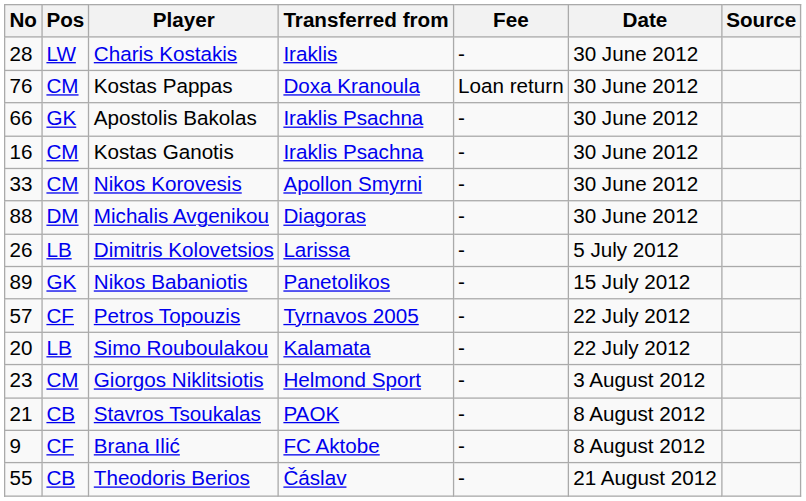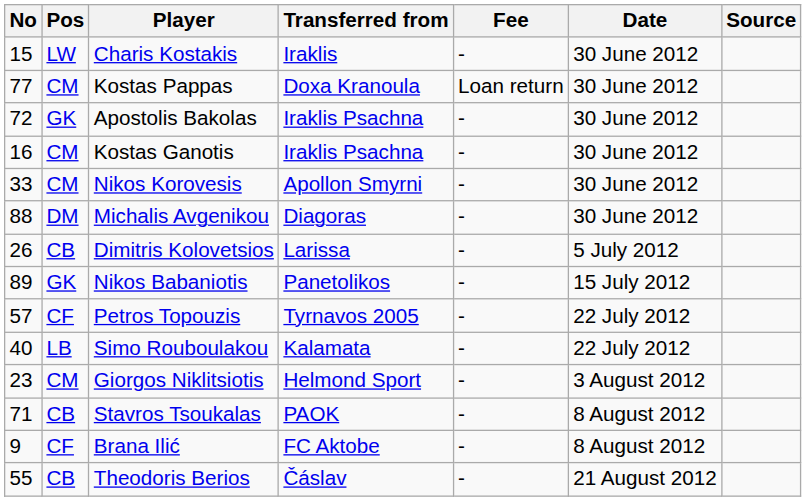(21, 53) 28 -> (21, 53) 15
(21, 86) 76 -> (21, 86) 77
(21, 119) 66 -> (21, 119) 72
(59, 250) LB -> (61, 250) CB
(21, 348) 20 -> (21, 348) 40
(21, 413) 21 -> (21, 413) 71
